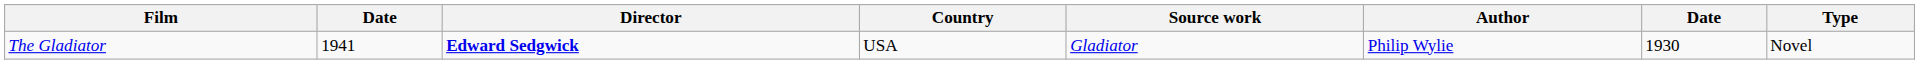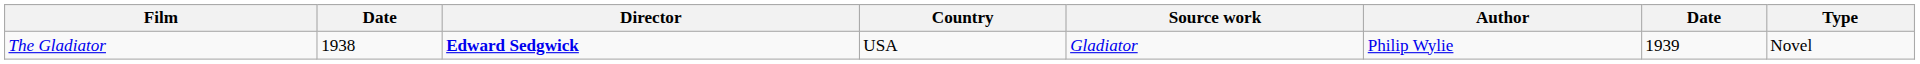(338, 45) 1941 -> (338, 45) 1938
(1662, 45) 1930 -> (1662, 45) 1939
